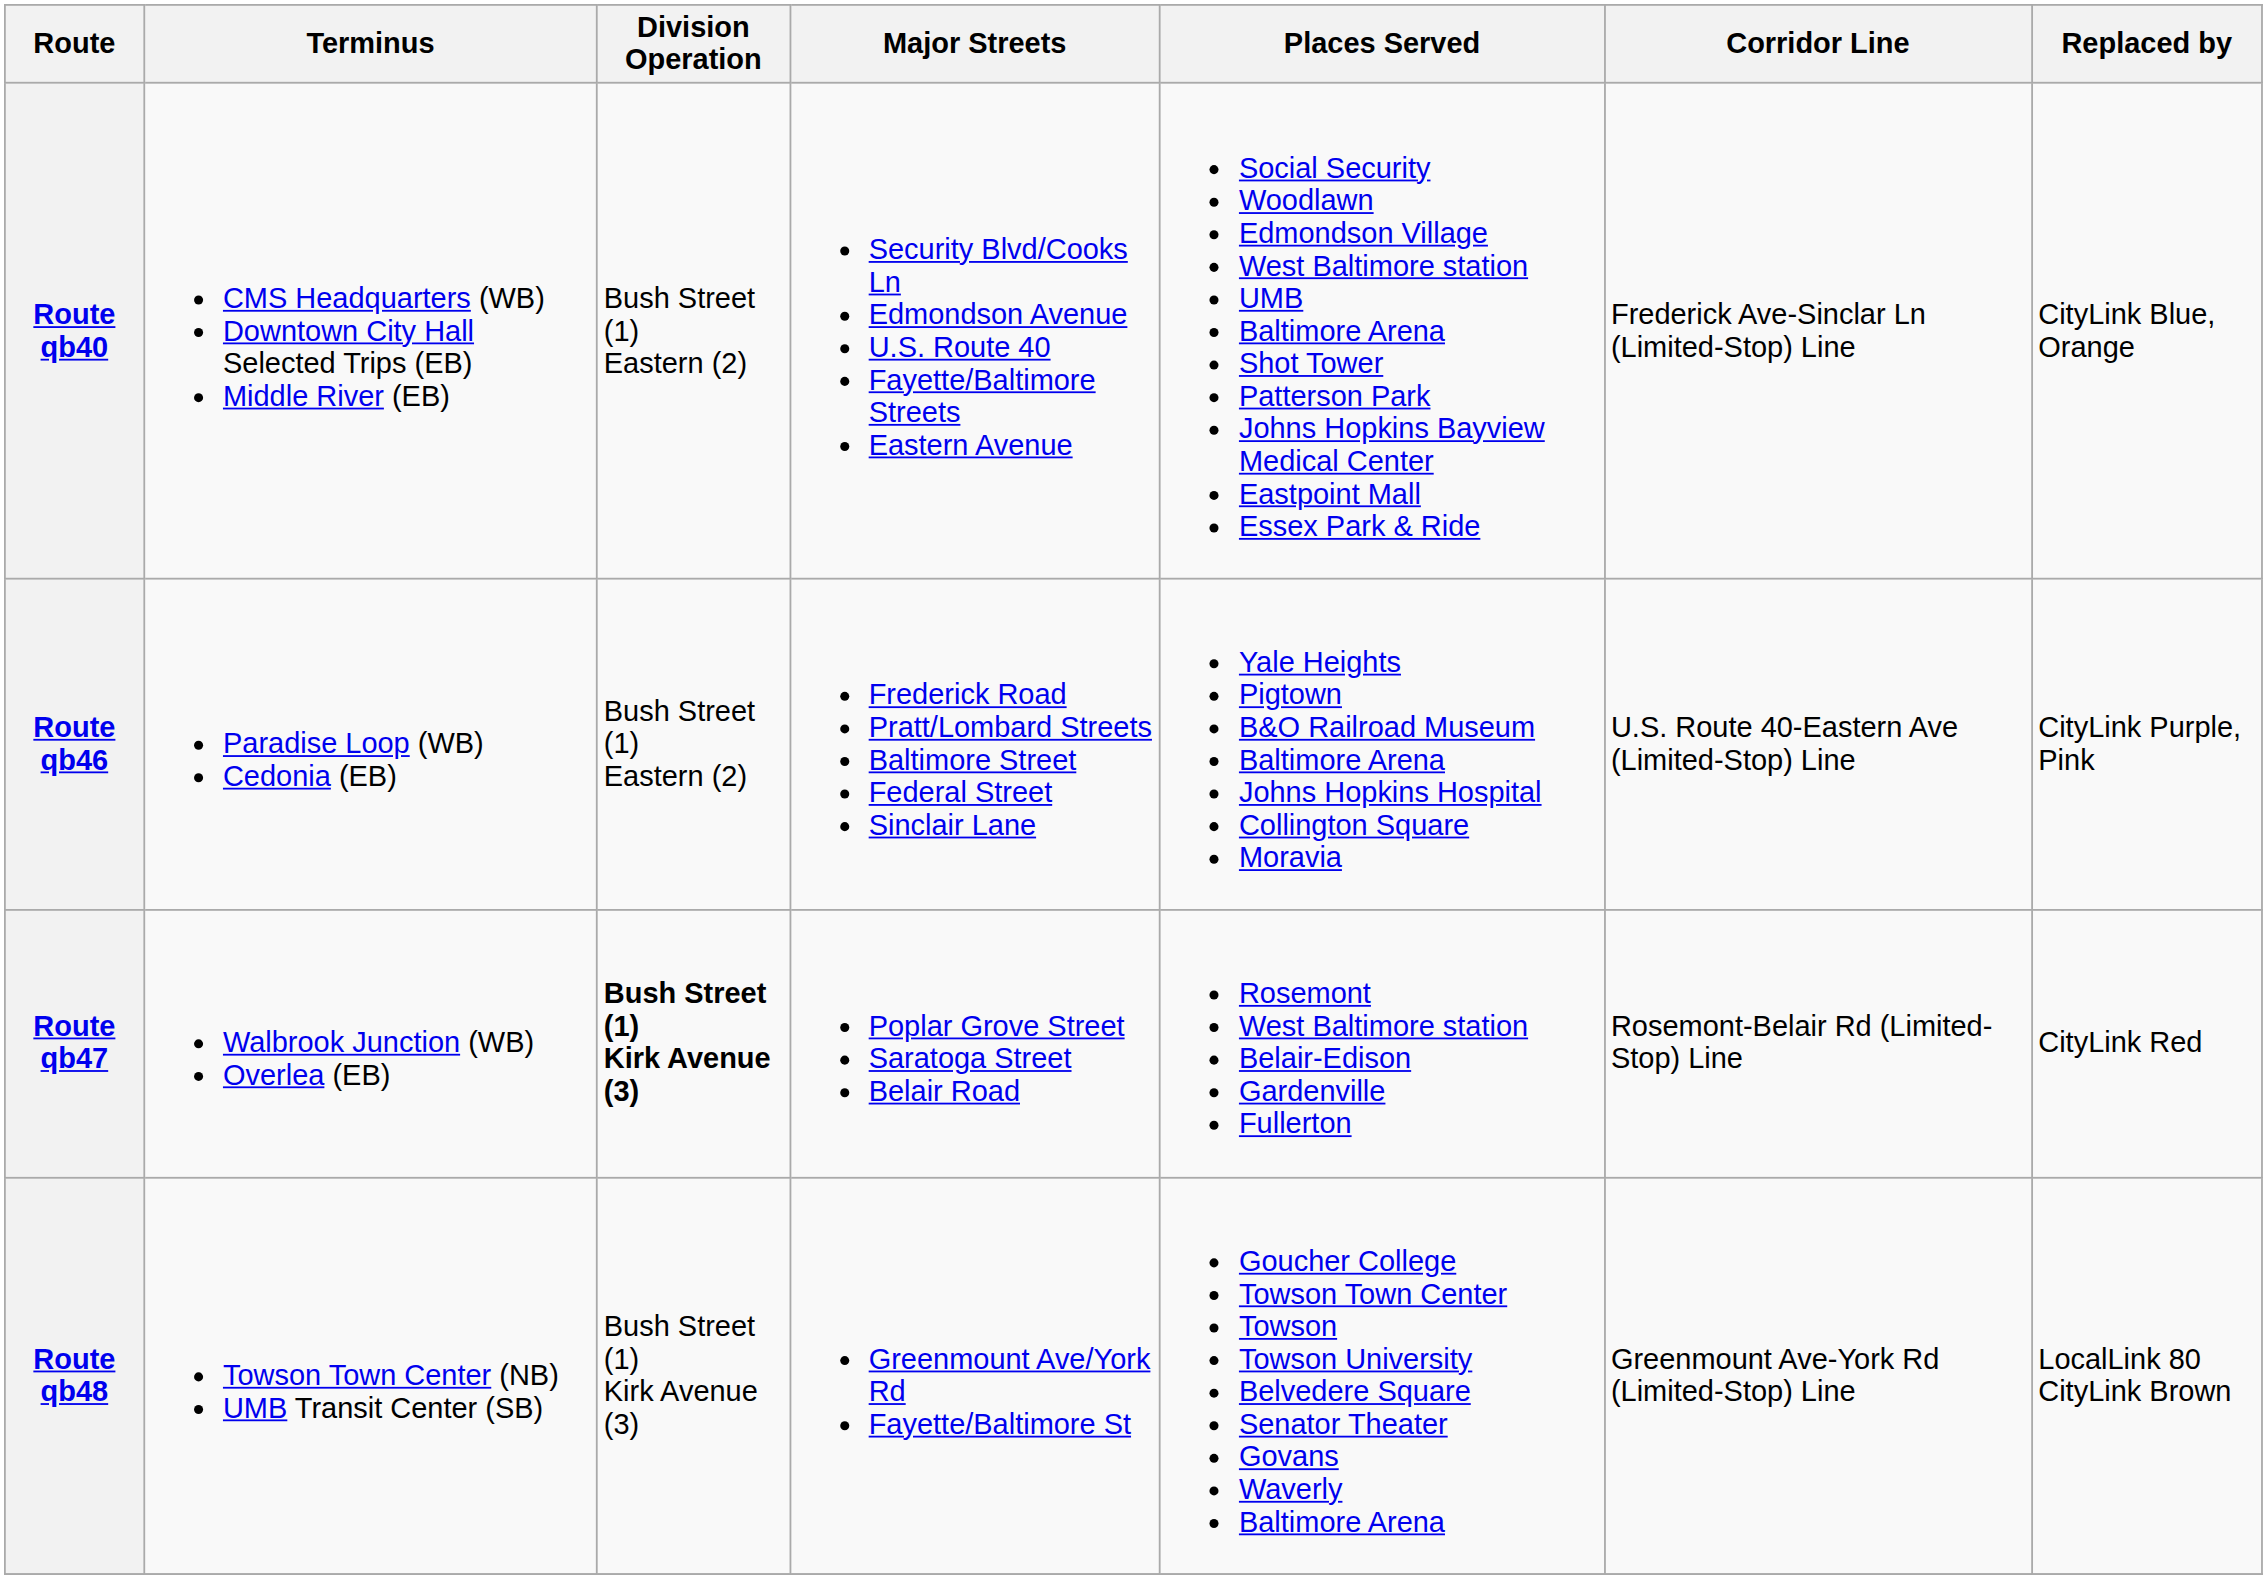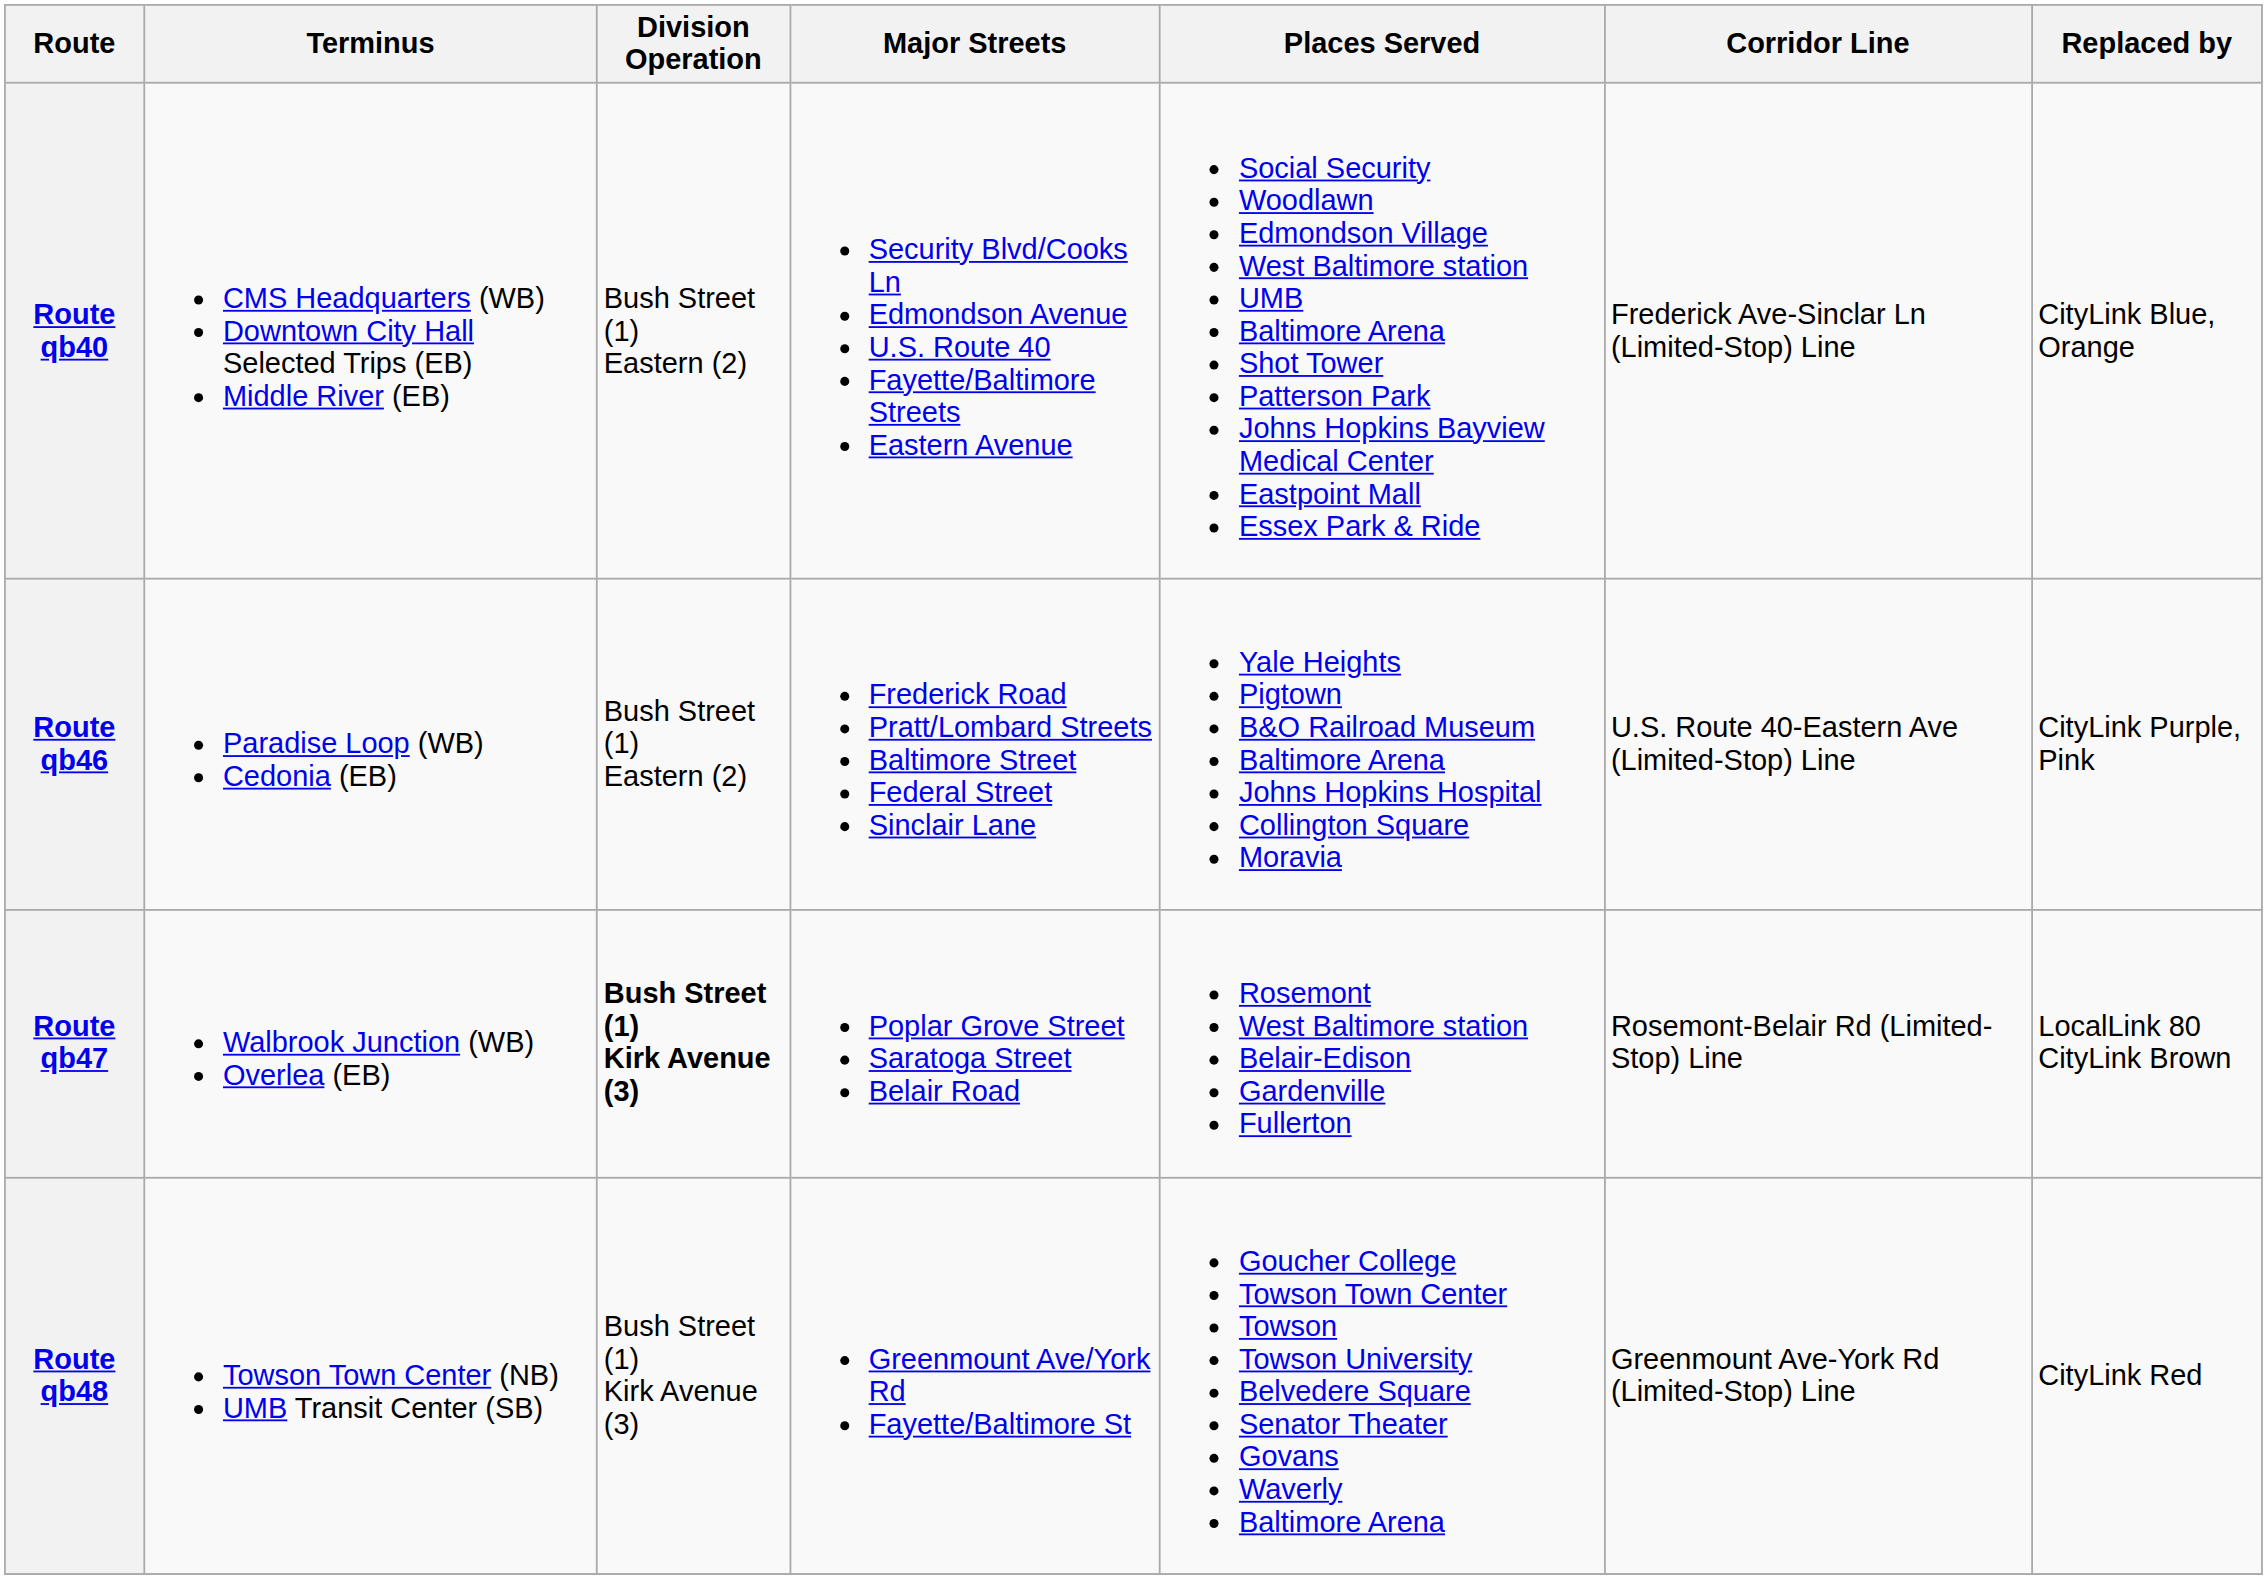(2120, 1043) CityLink Red -> (2135, 1043) LocalLink 80 CityLink Brown
(2135, 1375) LocalLink 80 CityLink Brown -> (2120, 1375) CityLink Red
